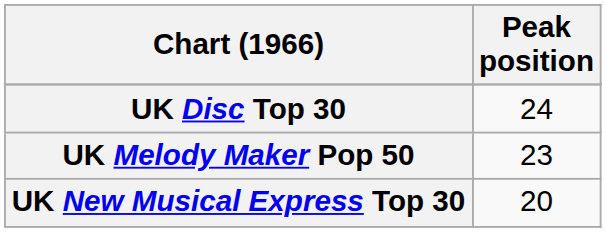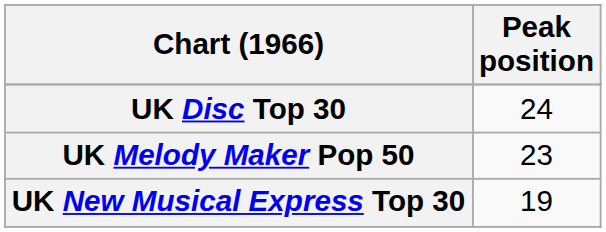(536, 202) 20 -> (536, 202) 19
